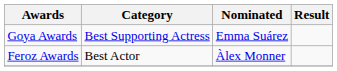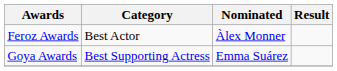rows swapped: (42, 35) <-> (43, 55)
